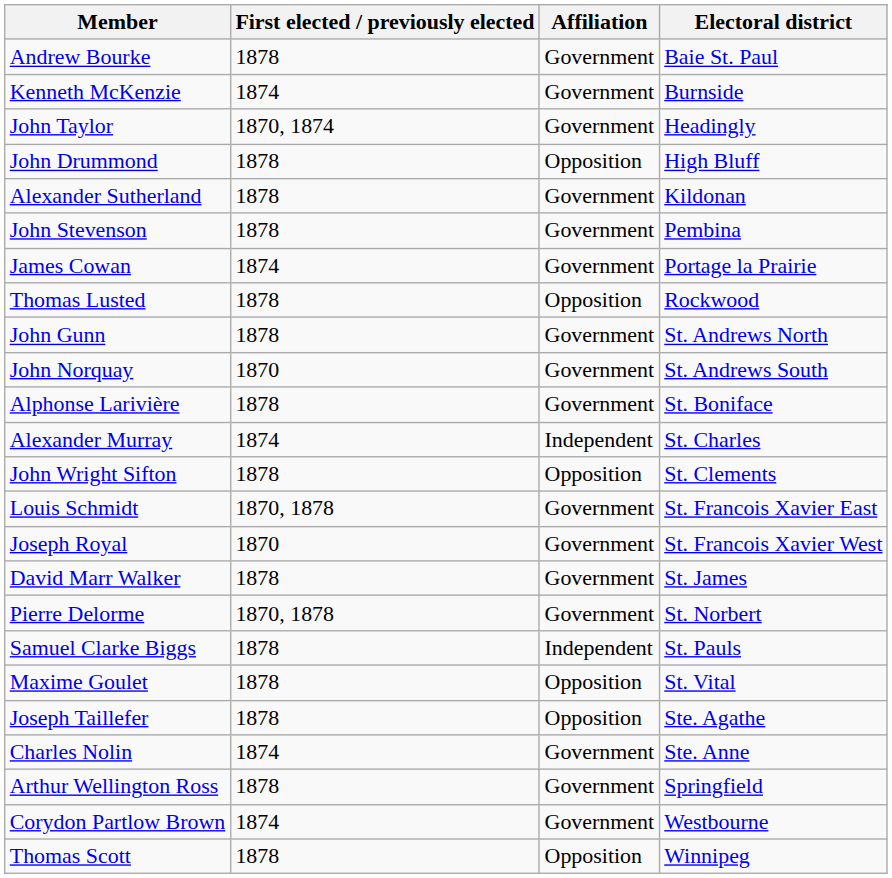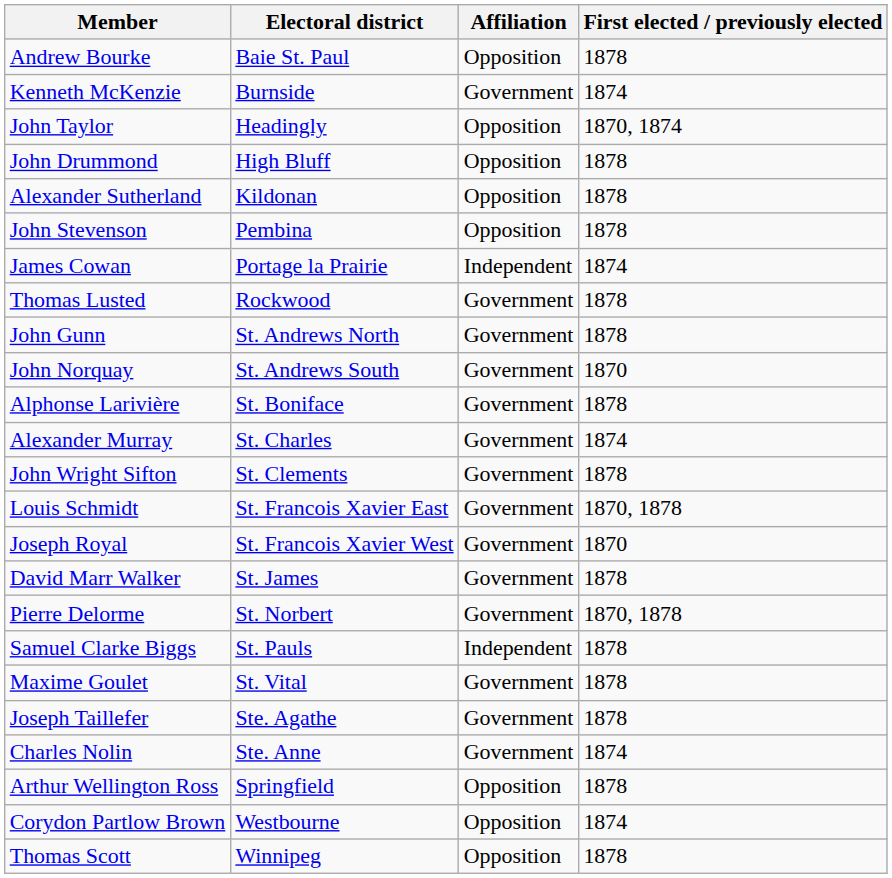columns swapped: (773, 21) <-> (385, 21)
(599, 56) Government -> (512, 56) Opposition
(599, 126) Government -> (512, 126) Opposition
(599, 195) Government -> (512, 195) Opposition
(599, 230) Government -> (512, 230) Opposition
(599, 265) Government -> (518, 265) Independent
(593, 299) Opposition -> (518, 299) Government
(599, 439) Independent -> (518, 439) Government
(593, 473) Opposition -> (518, 473) Government
(593, 682) Opposition -> (518, 682) Government
(593, 717) Opposition -> (518, 717) Government
(599, 786) Government -> (512, 786) Opposition
(599, 821) Government -> (512, 821) Opposition
